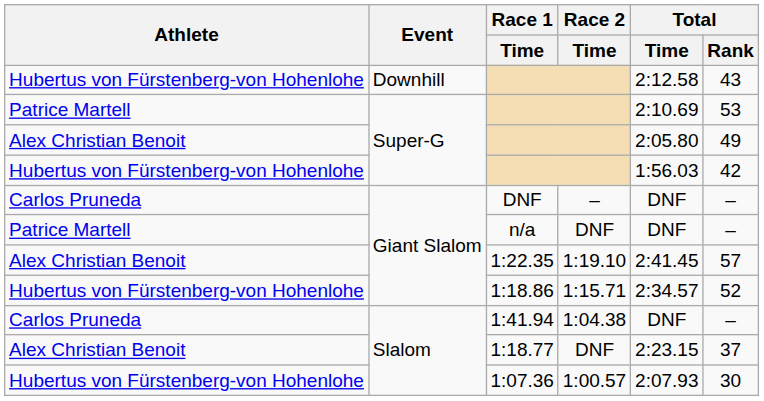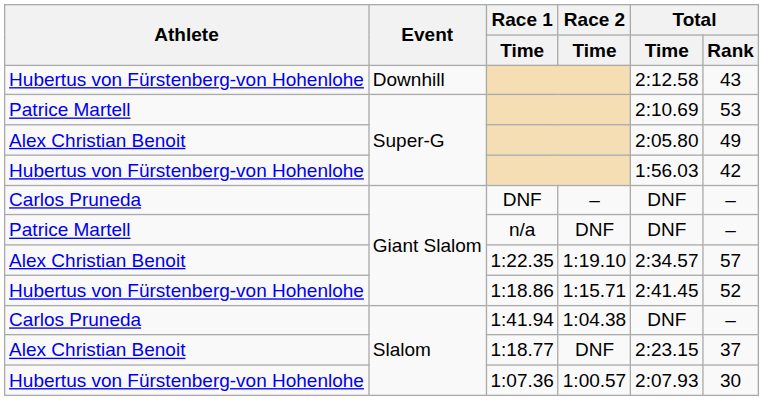(667, 260) 2:41.45 -> (667, 260) 2:34.57
(667, 290) 2:34.57 -> (667, 290) 2:41.45
